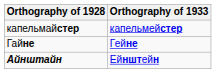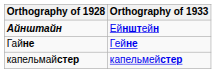rows swapped: (34, 60) <-> (43, 28)
